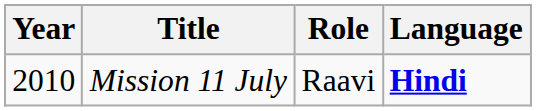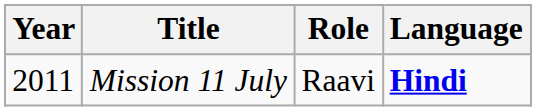(44, 79) 2010 -> (43, 79) 2011
